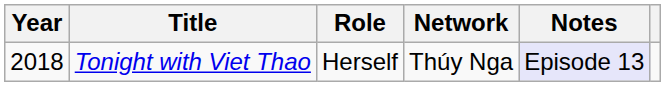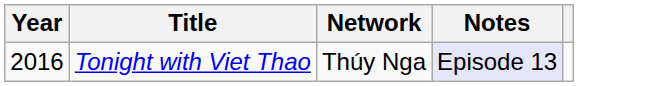- column: (360, 23)
(37, 61) 2018 -> (37, 61) 2016
